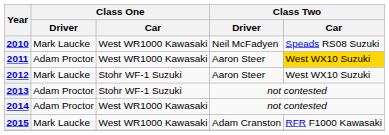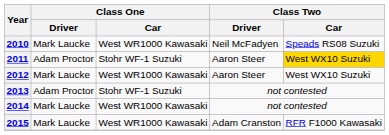(153, 59) West WR1000 Kawasaki -> (140, 59) Stohr WF-1 Suzuki
(140, 75) Stohr WF-1 Suzuki -> (153, 75) West WR1000 Kawasaki
(64, 106) Adam Proctor -> (62, 106) Mark Laucke
